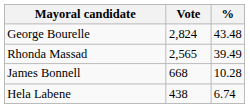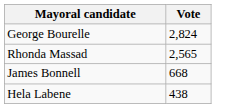- column: (228, 14)
